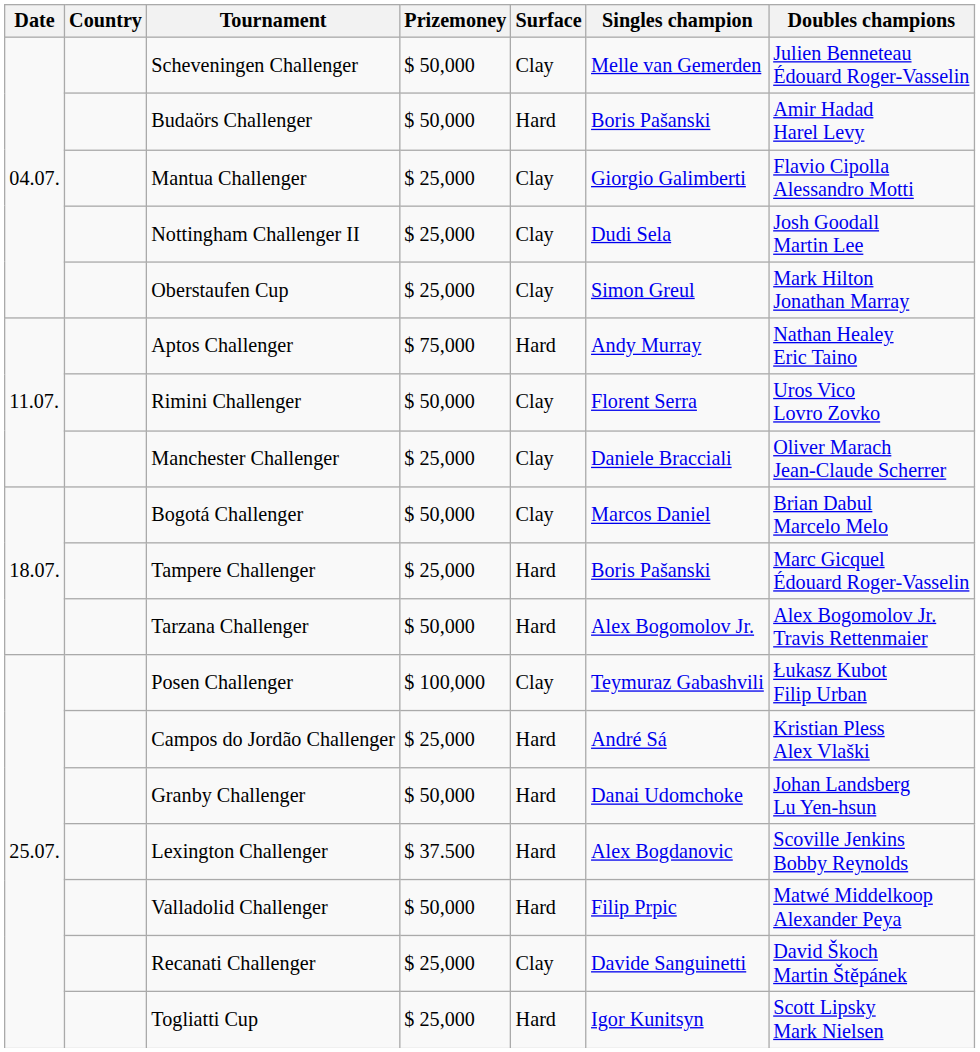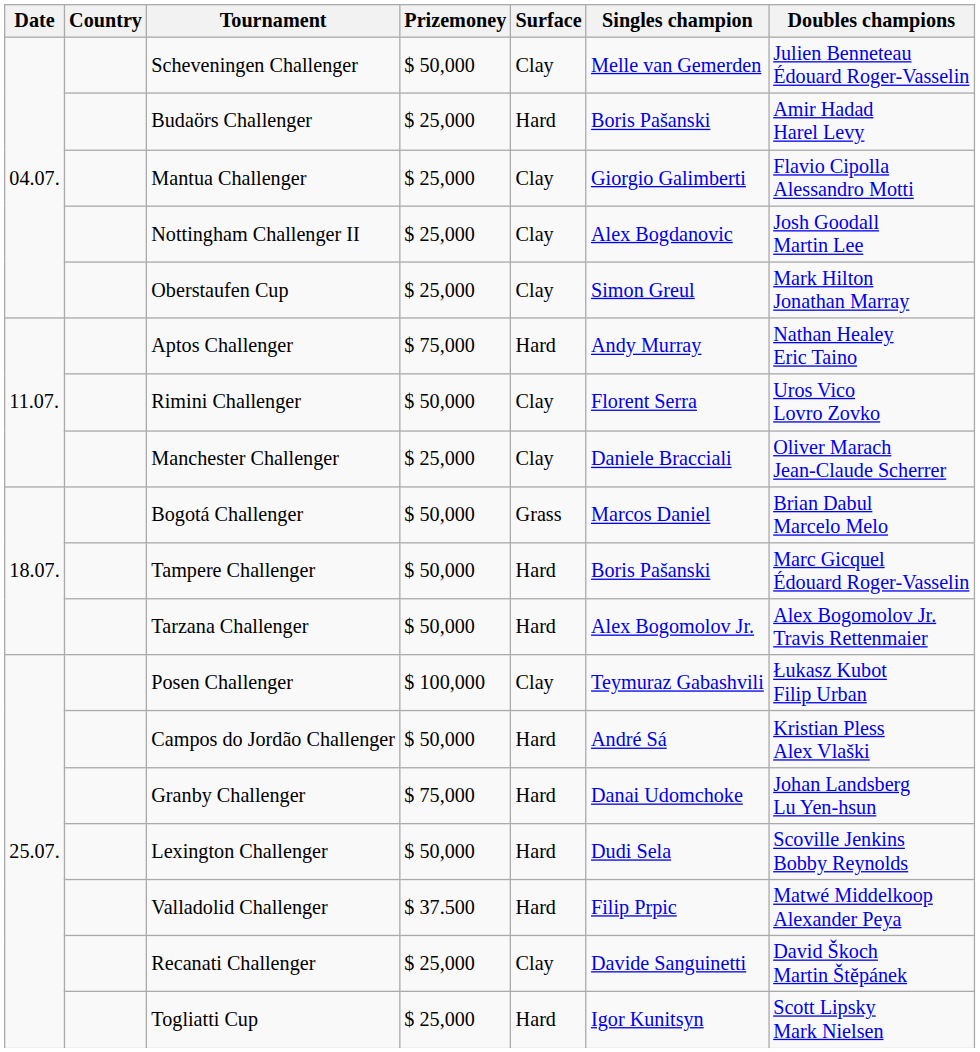(440, 120) $ 50,000 -> (440, 120) $ 25,000
(631, 233) Dudi Sela -> (662, 233) Alex Bogdanovic
(535, 513) Clay -> (539, 513) Grass
(440, 570) $ 25,000 -> (440, 570) $ 50,000
(440, 738) $ 25,000 -> (440, 738) $ 50,000
(440, 794) $ 50,000 -> (440, 794) $ 75,000
(440, 850) $ 37.500 -> (440, 850) $ 50,000
(662, 850) Alex Bogdanovic -> (631, 850) Dudi Sela
(440, 906) $ 50,000 -> (440, 906) $ 37.500
